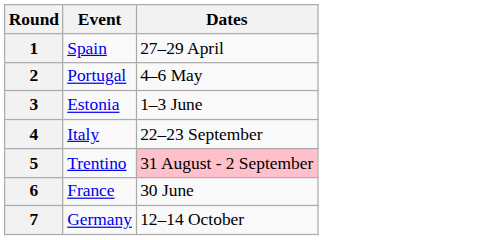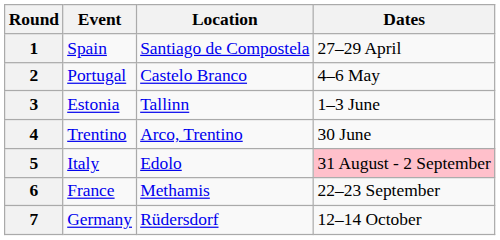+ column: (225, 19)
(83, 134) Italy -> (97, 134) Trentino
(201, 134) 22–23 September -> (344, 134) 30 June
(97, 162) Trentino -> (83, 162) Italy
(167, 191) 30 June -> (379, 191) 22–23 September
